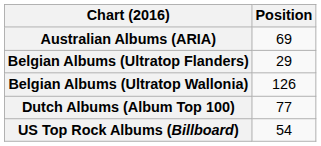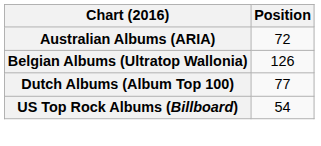(284, 38) 69 -> (283, 38) 72
- row: (128, 61)
